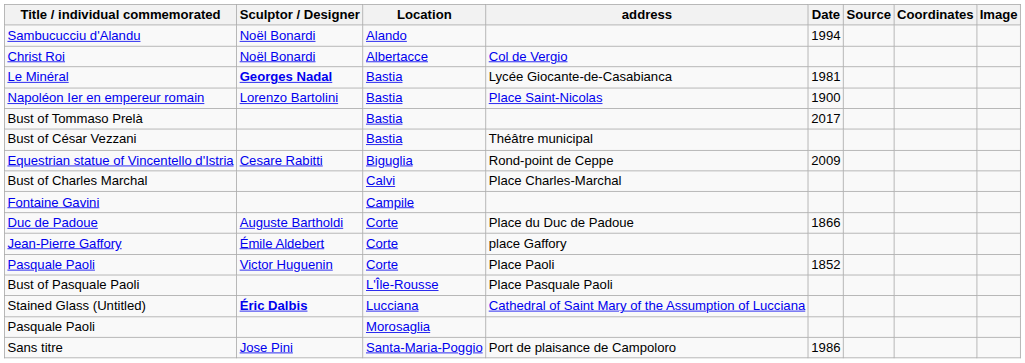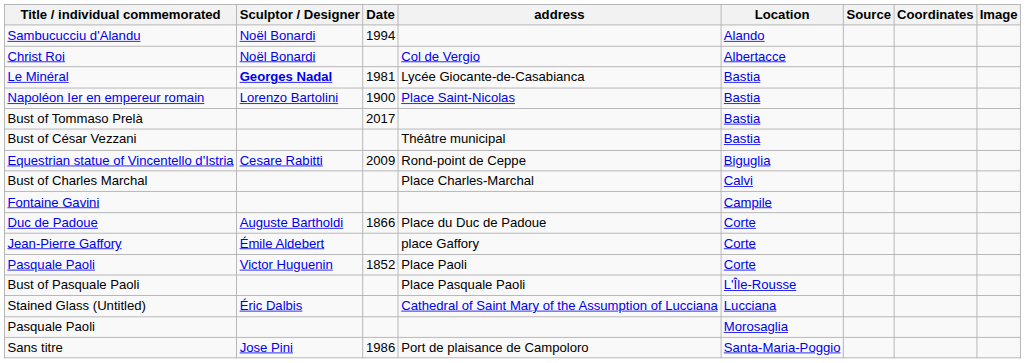columns swapped: (424, 14) <-> (826, 14)
(274, 306) bold -> (271, 306) normal
